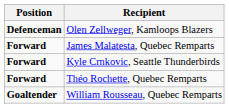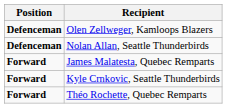+ row: (138, 45)
- row: (144, 95)
